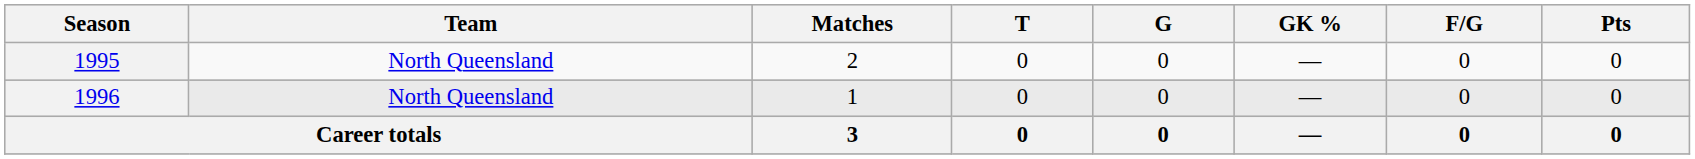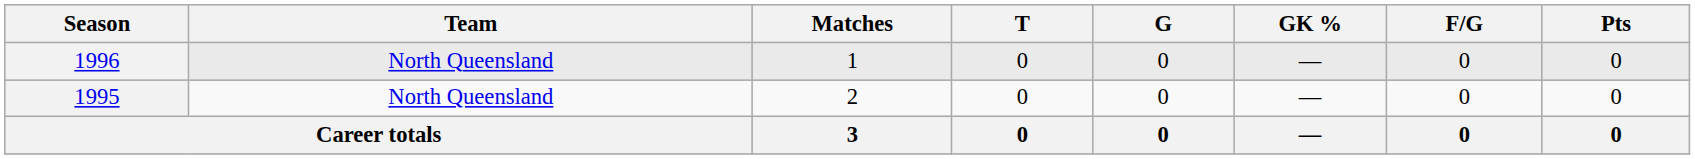rows swapped: (97, 60) <-> (97, 98)
